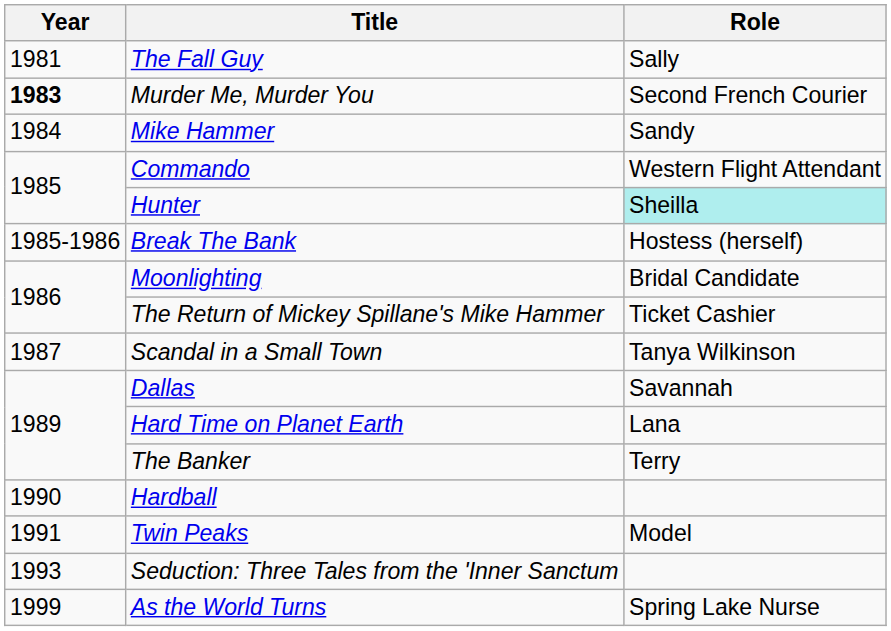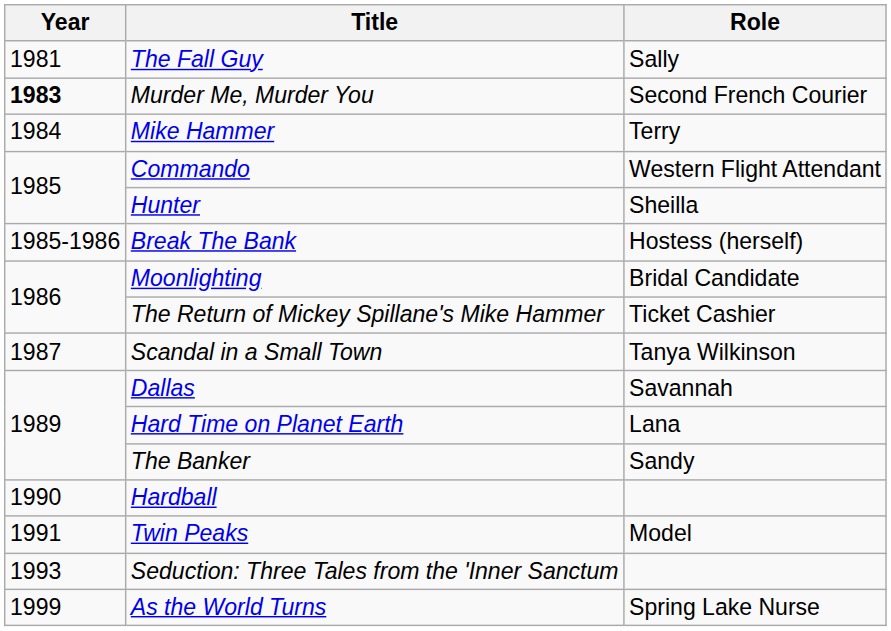(662, 132) Sandy -> (655, 132) Terry
(664, 205) paleturquoise background -> (664, 205) no background
(655, 461) Terry -> (662, 461) Sandy
